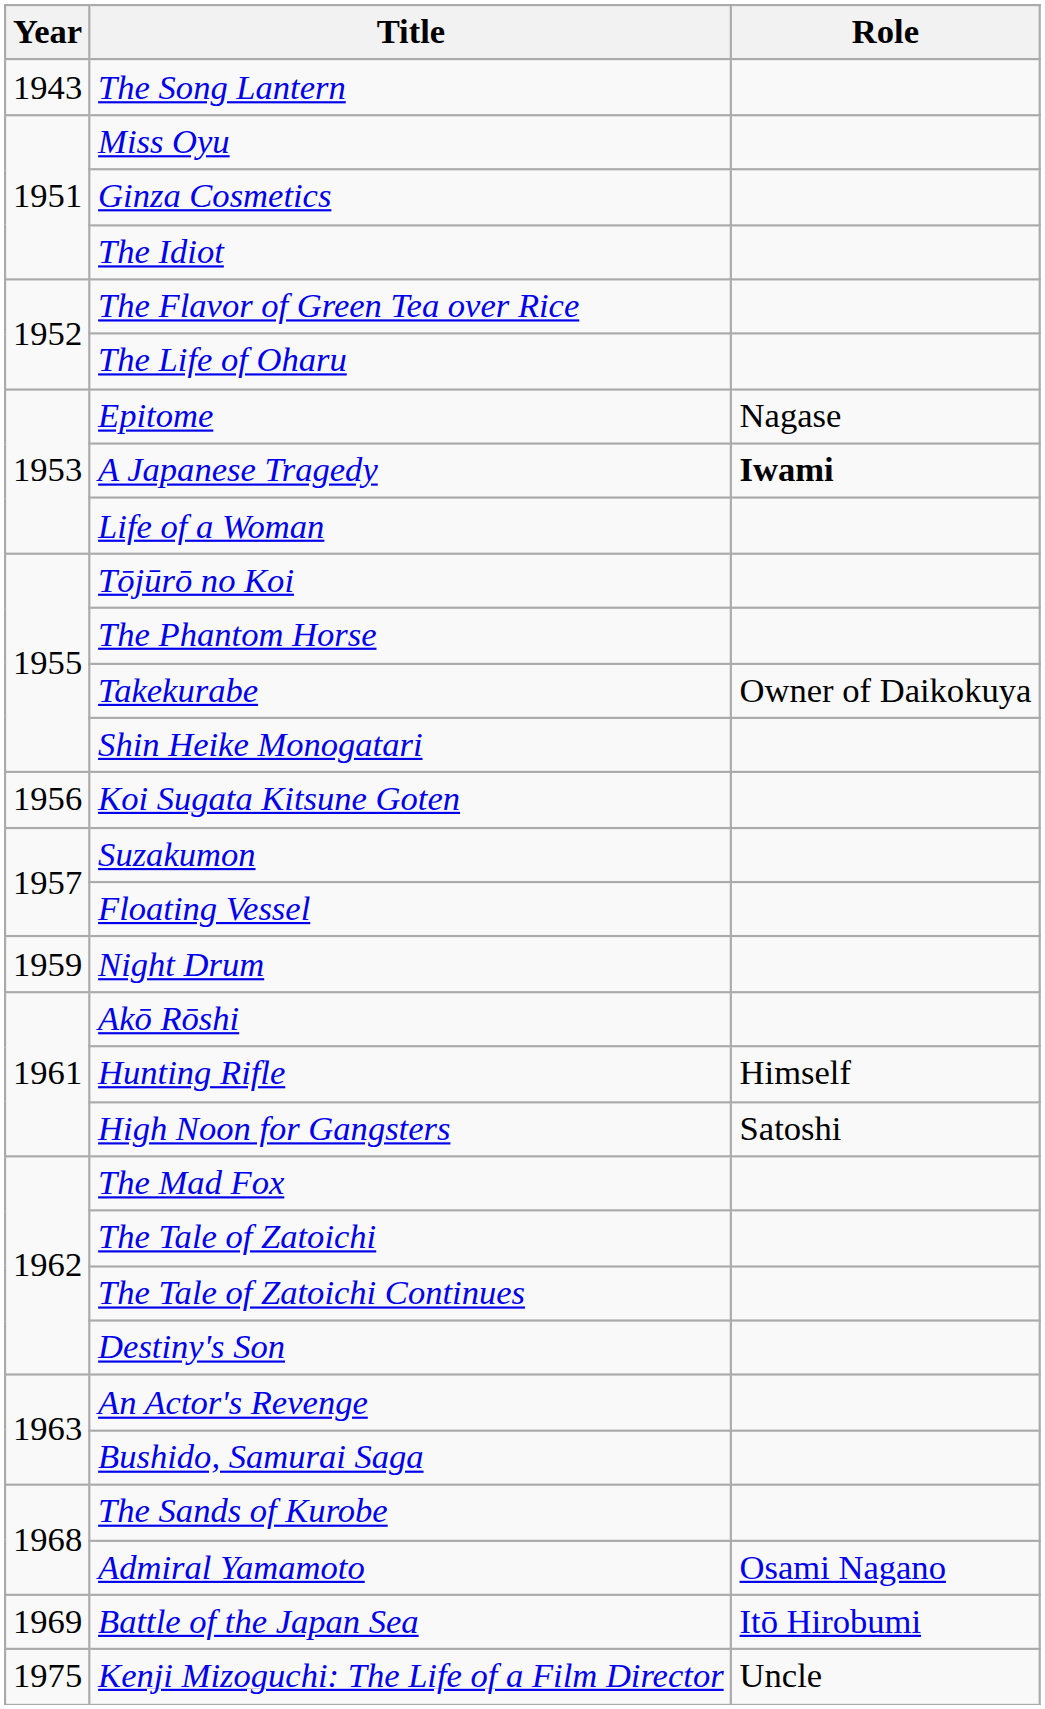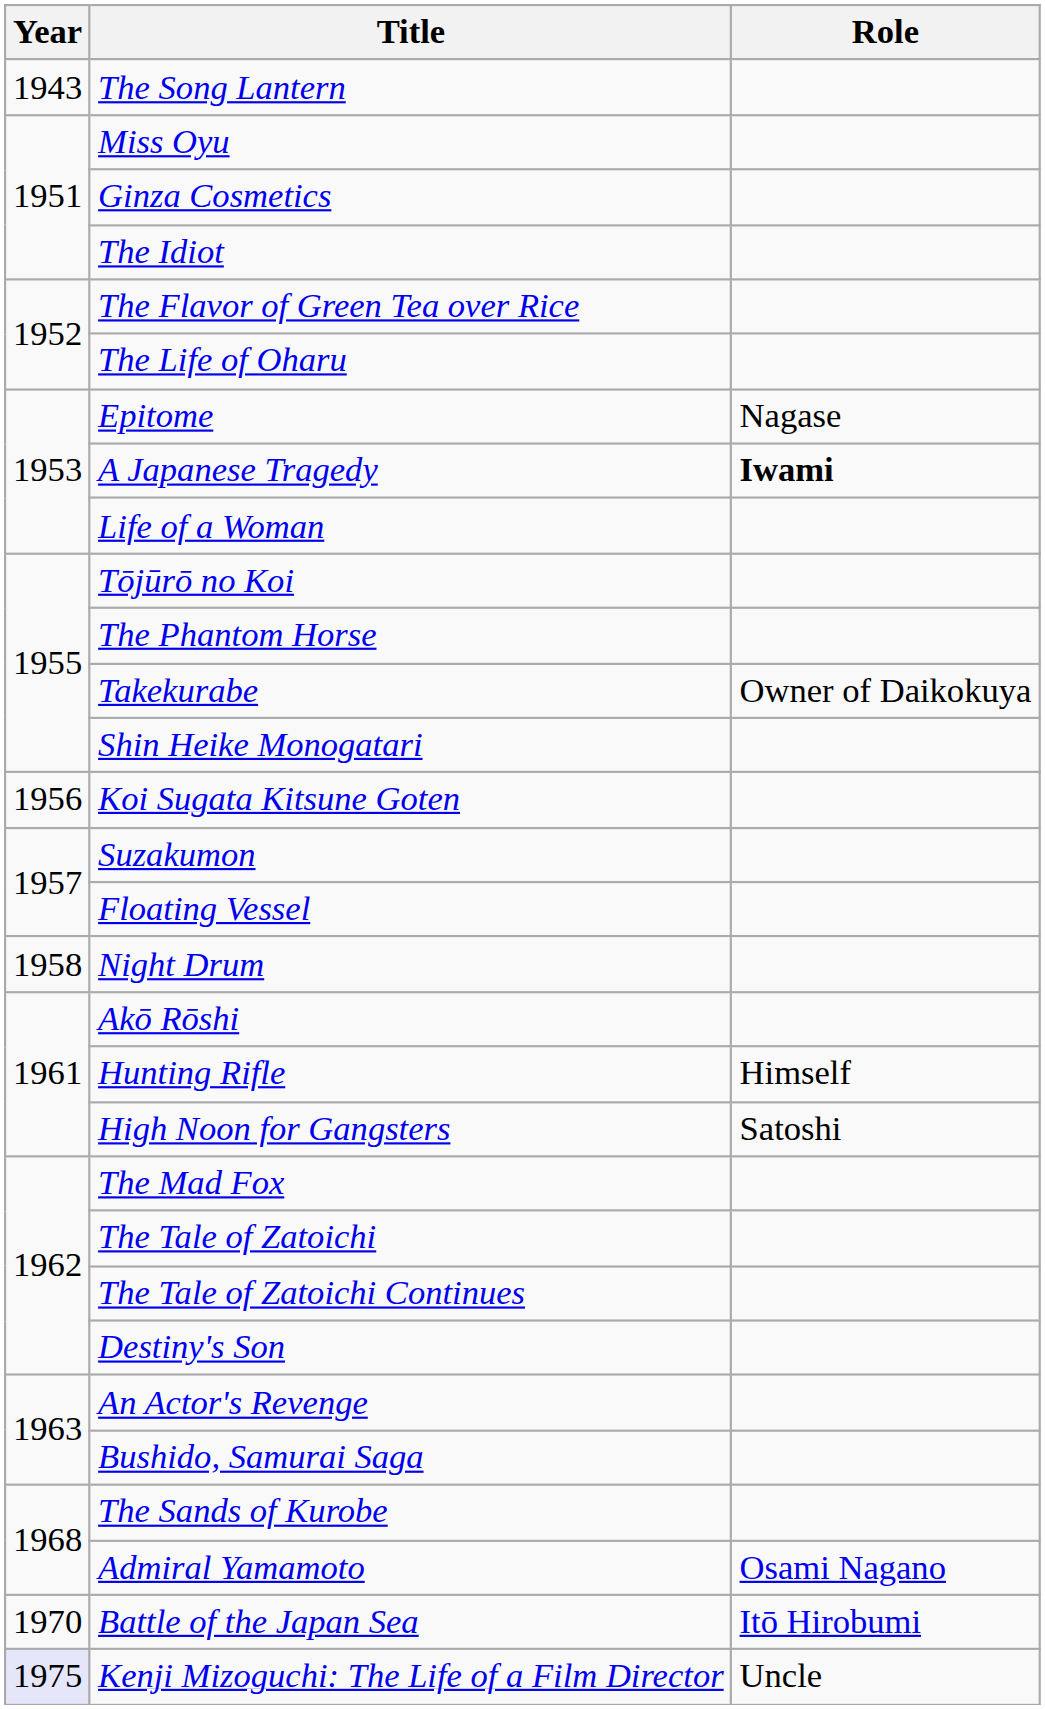(48, 963) 1959 -> (48, 963) 1958
(48, 1621) 1969 -> (48, 1621) 1970
(48, 1676) no background -> (48, 1676) lavender background
